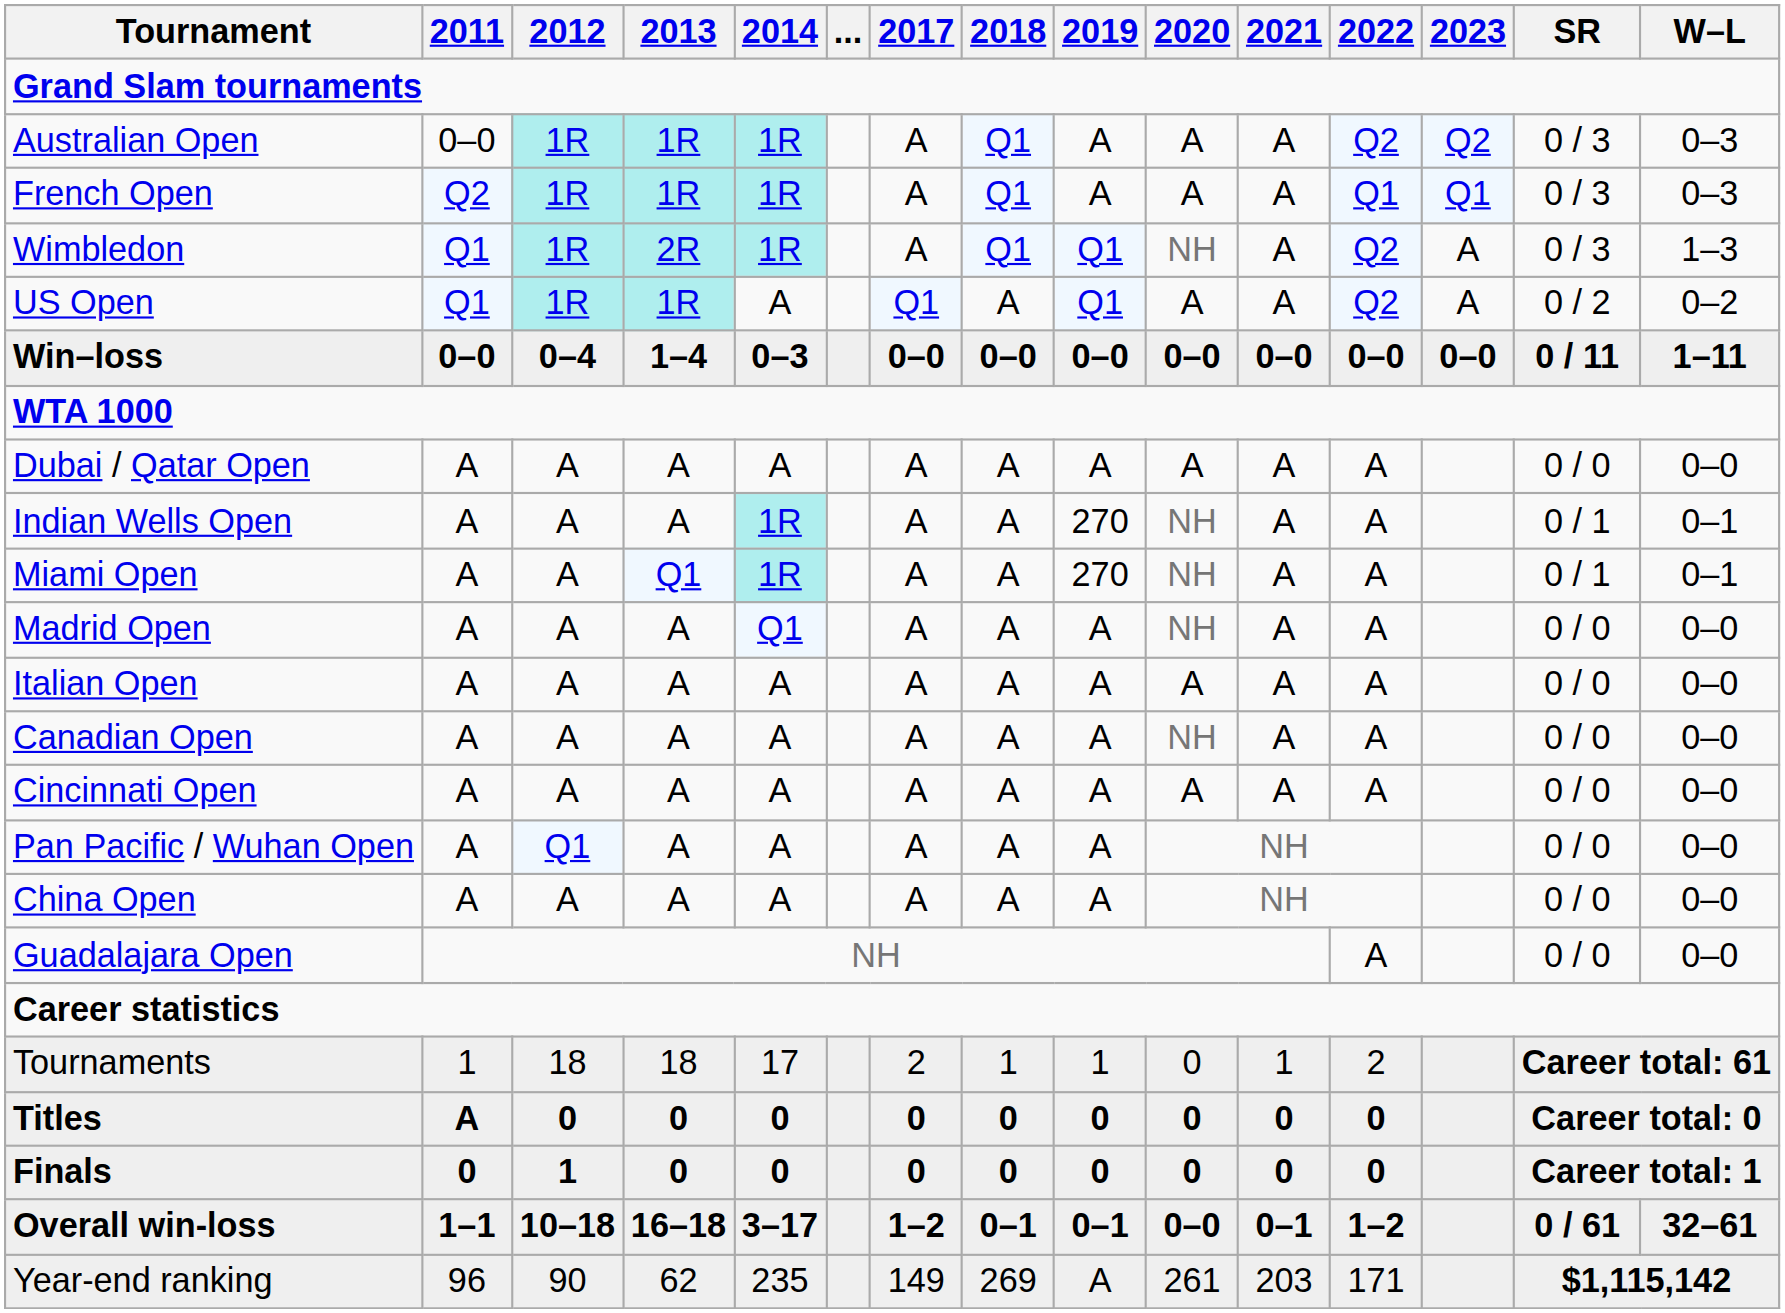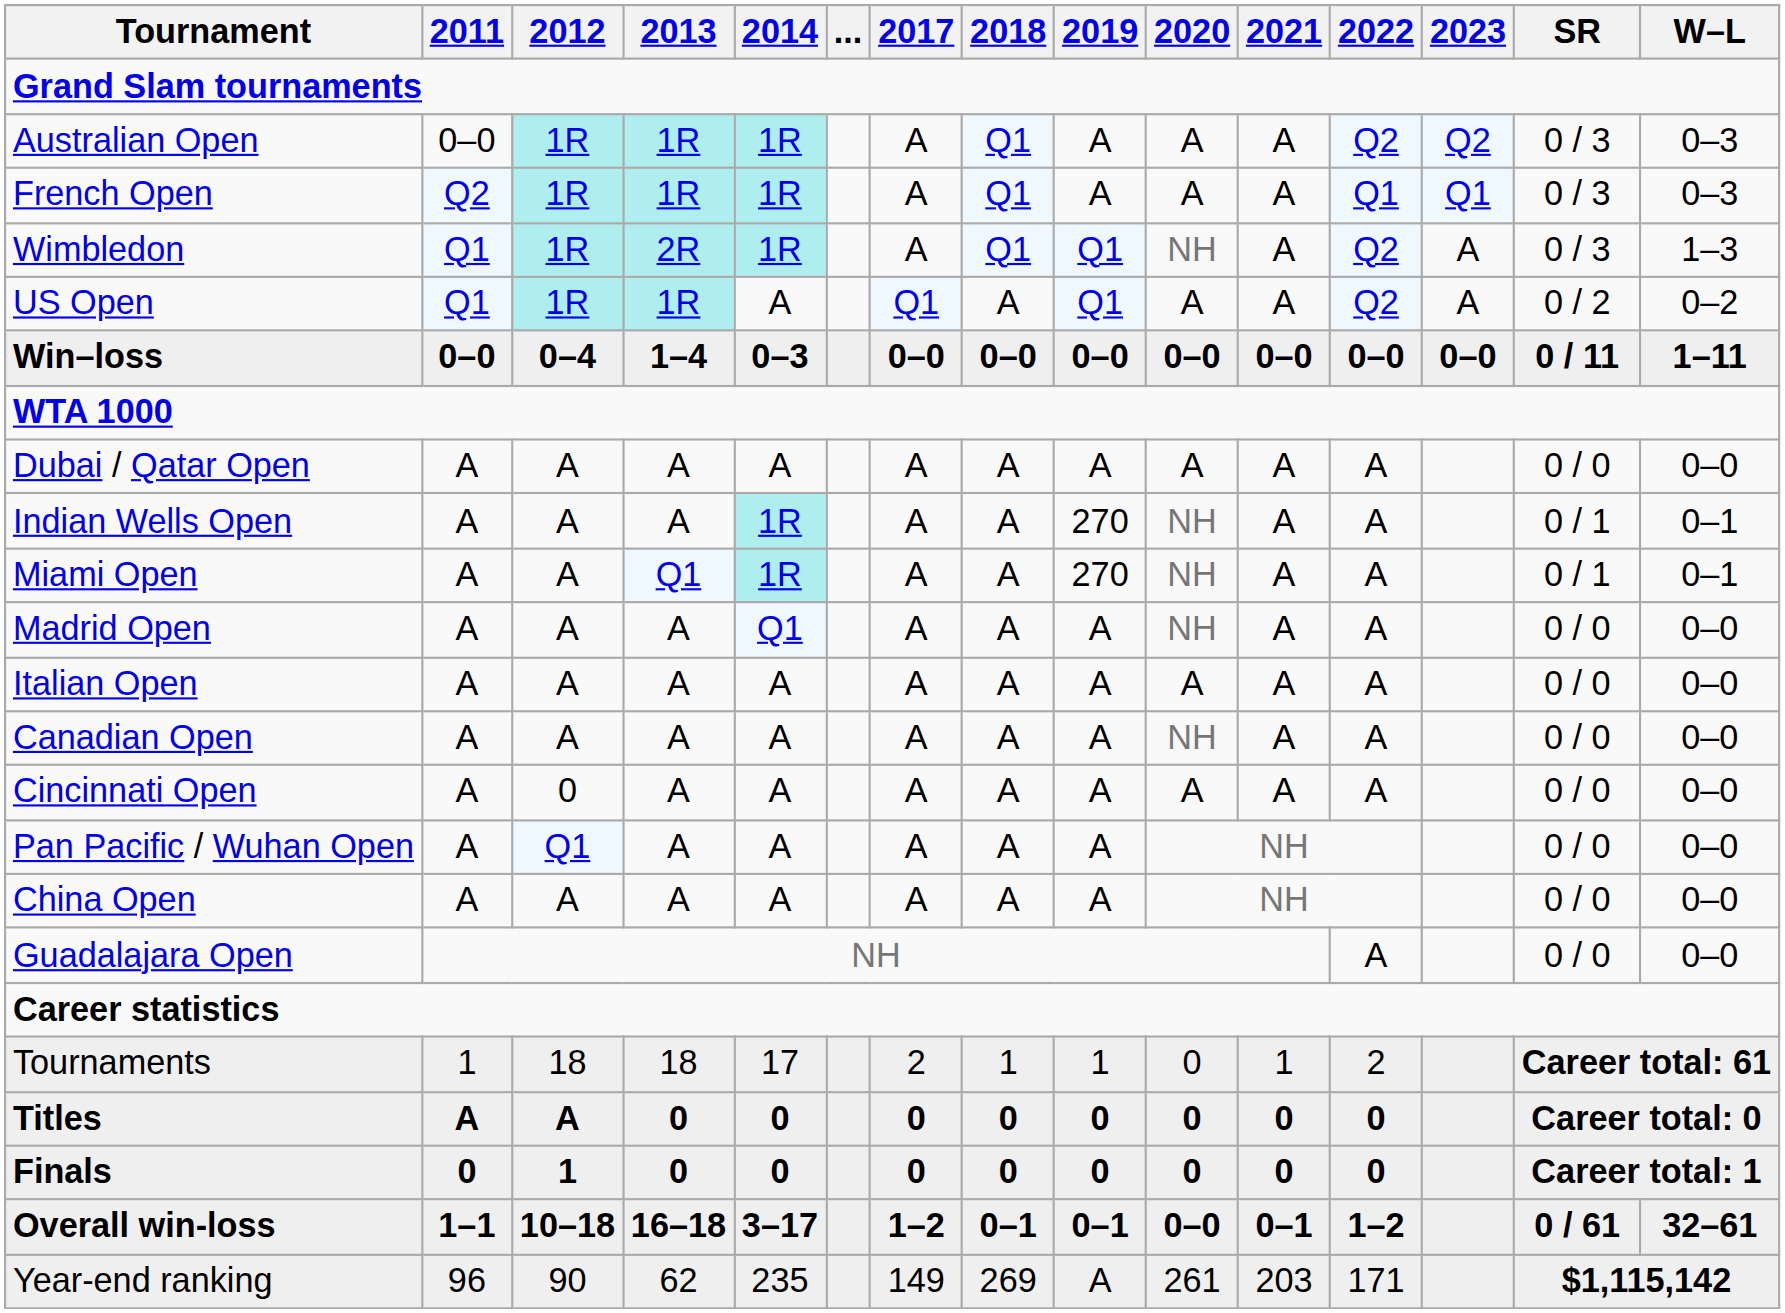(567, 791) A -> (567, 791) 0
(567, 1117) 0 -> (567, 1117) A
